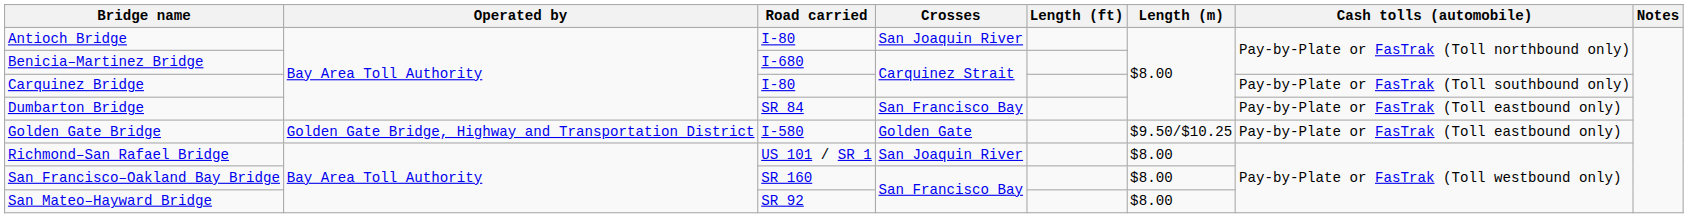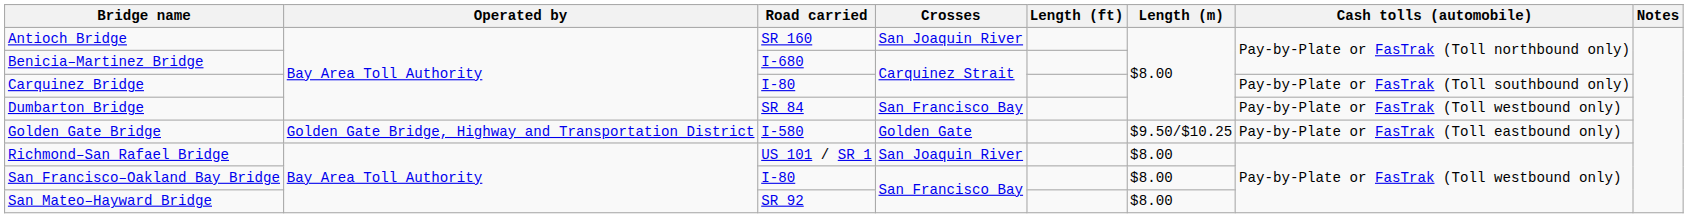(778, 39) I-80 -> (787, 39) SR 160
(1430, 108) Pay-by-Plate or FasTrak (Toll eastbound only) -> (1430, 108) Pay-by-Plate or FasTrak (Toll westbound only)
(787, 178) SR 160 -> (778, 178) I-80
